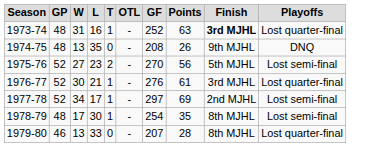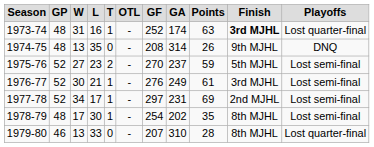+ column: (177, 13)
(185, 64) 56 -> (208, 64) 59
(302, 82) Lost quarter-final -> (325, 82) Lost semi-final
